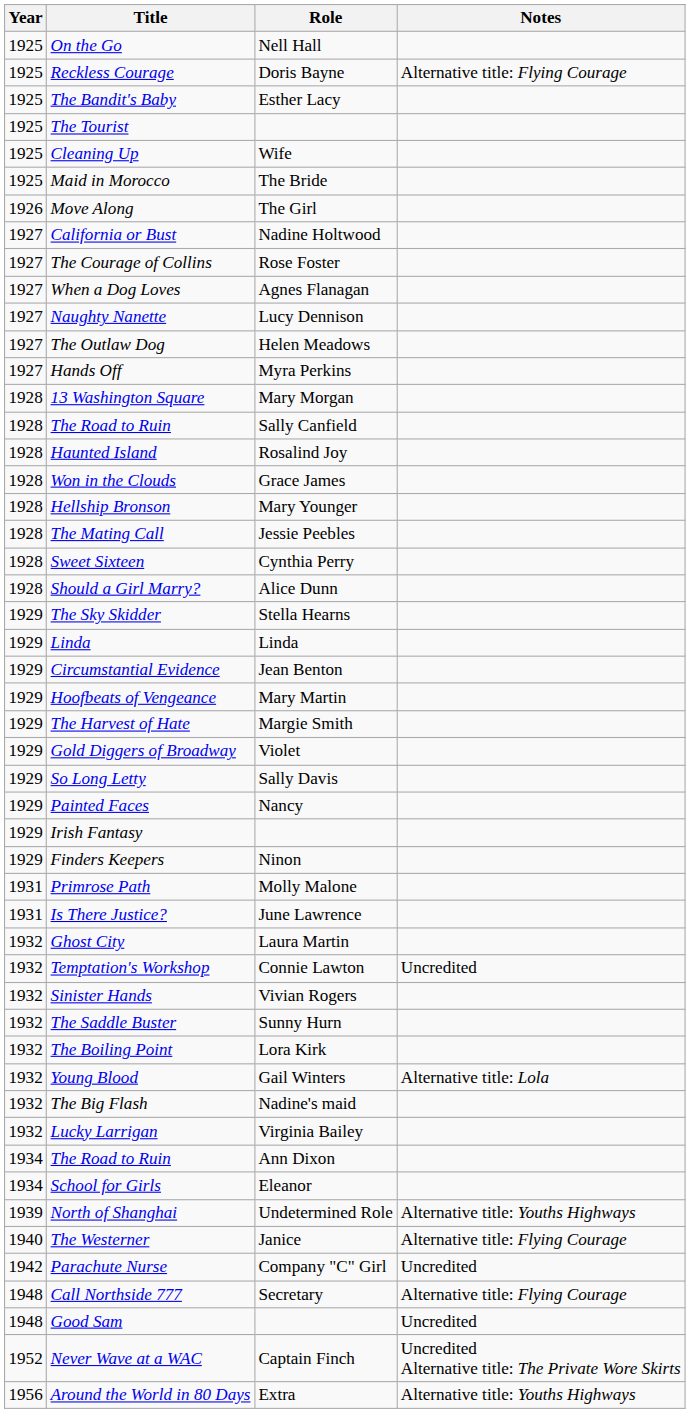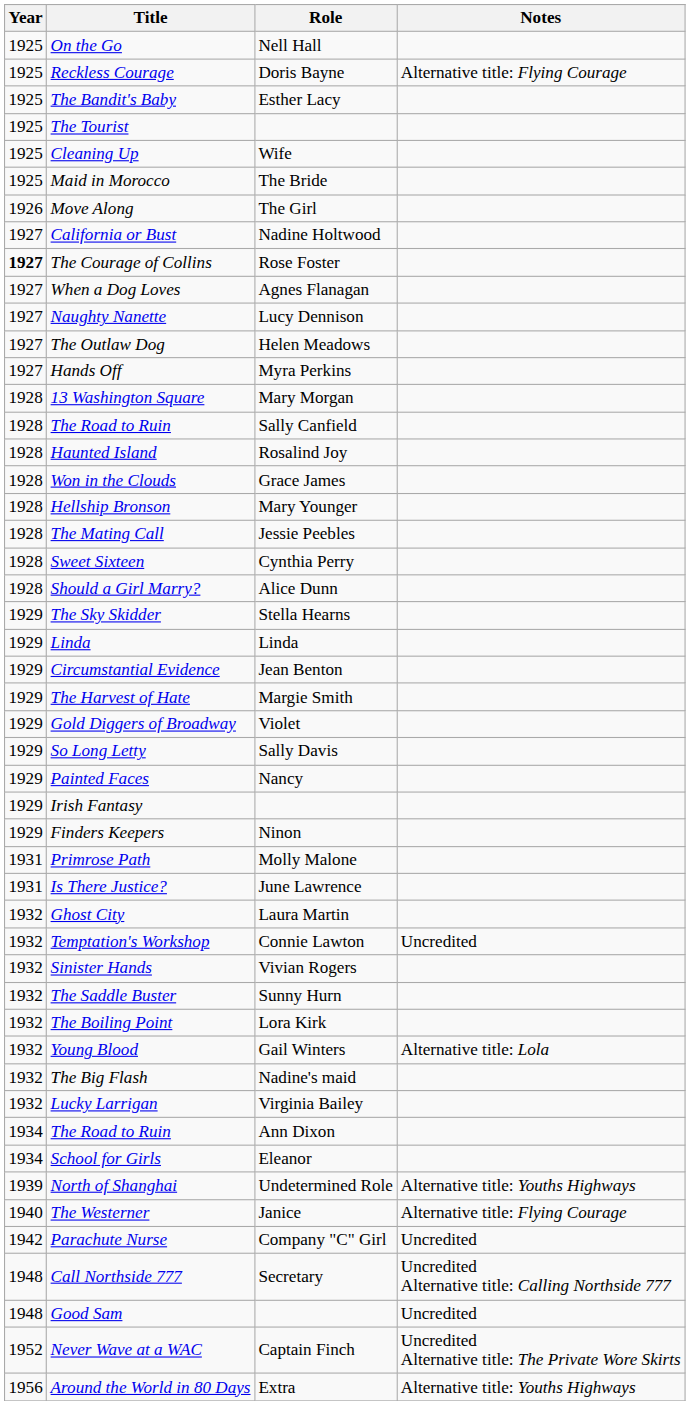(26, 262) normal -> (26, 262) bold
- row: (133, 696)
(514, 1294) Alternative title: Flying Courage -> (536, 1276) Uncredited Alternative title: Calling Northside 777
